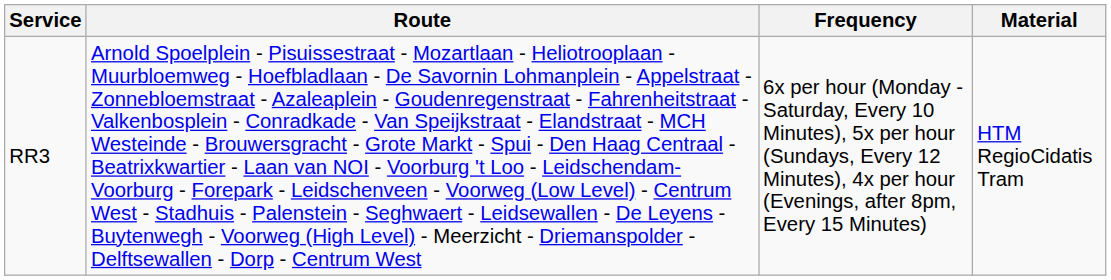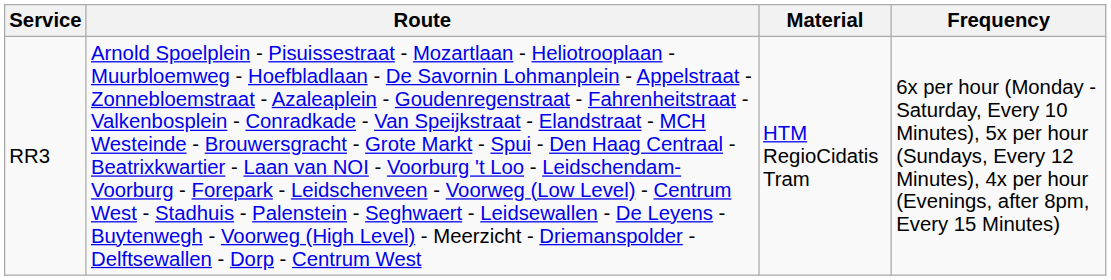columns swapped: (1039, 20) <-> (866, 20)
